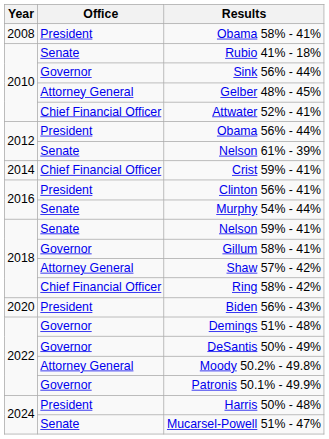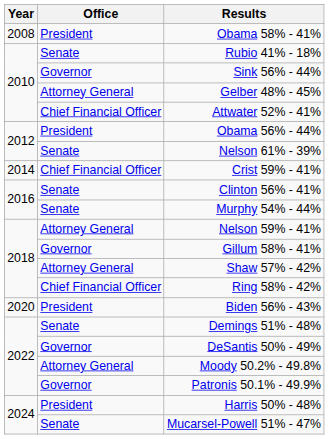(66, 190) President -> (60, 190) Senate
(60, 229) Senate -> (87, 229) Attorney General
(66, 326) Governor -> (60, 326) Senate
